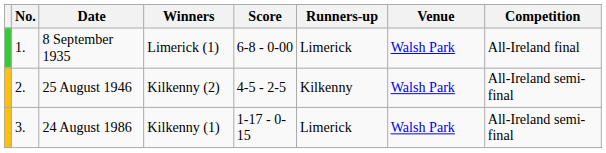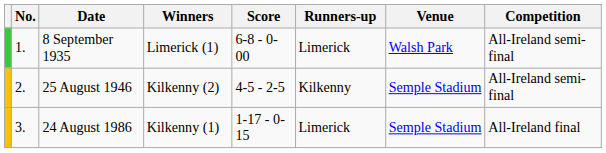(534, 48) All-Ireland final -> (537, 48) All-Ireland semi-final
(423, 88) Walsh Park -> (435, 88) Semple Stadium
(423, 128) Walsh Park -> (435, 128) Semple Stadium
(536, 128) All-Ireland semi-final -> (534, 128) All-Ireland final
